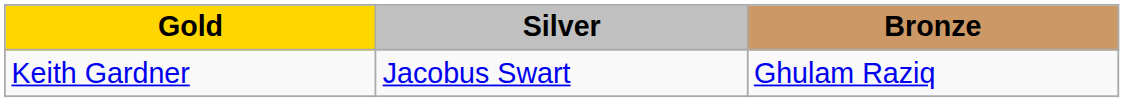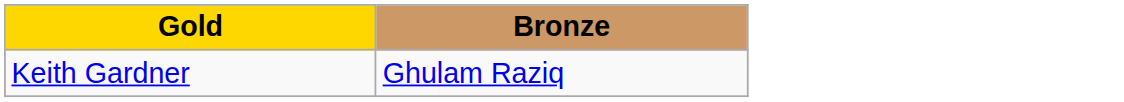- column: (562, 27)
